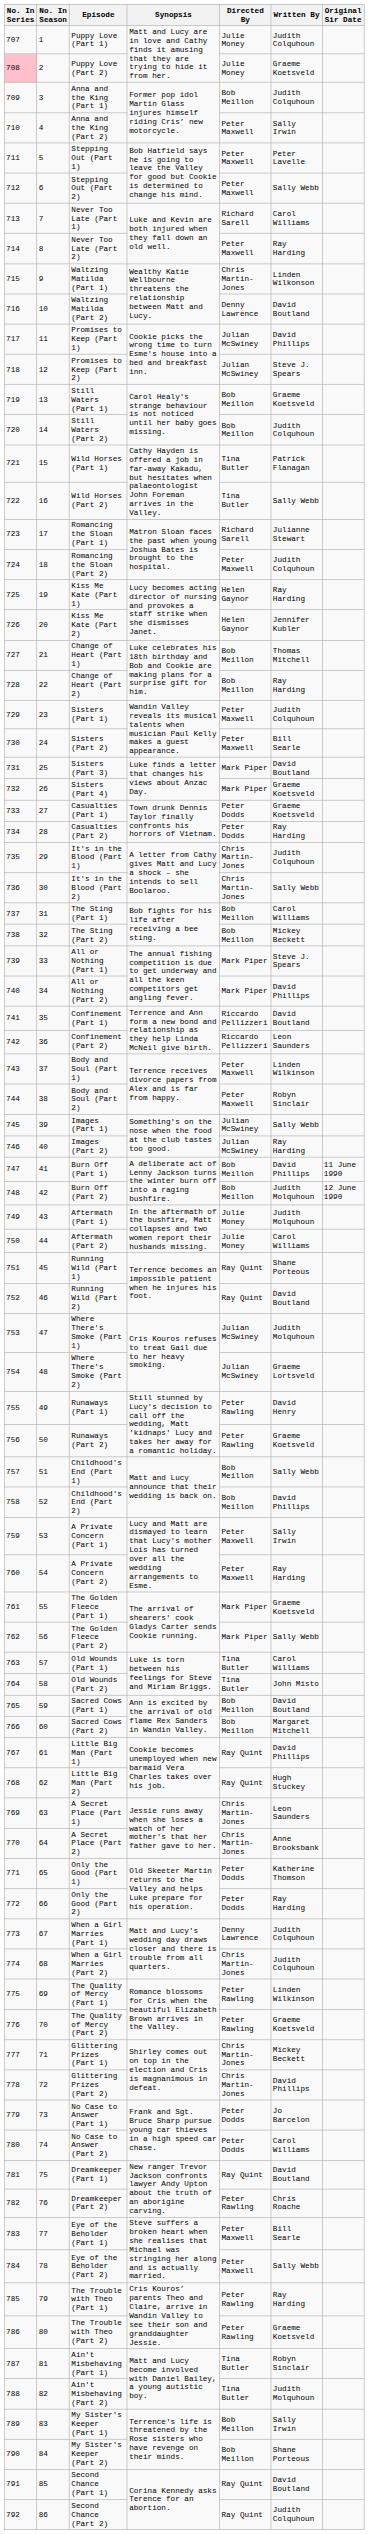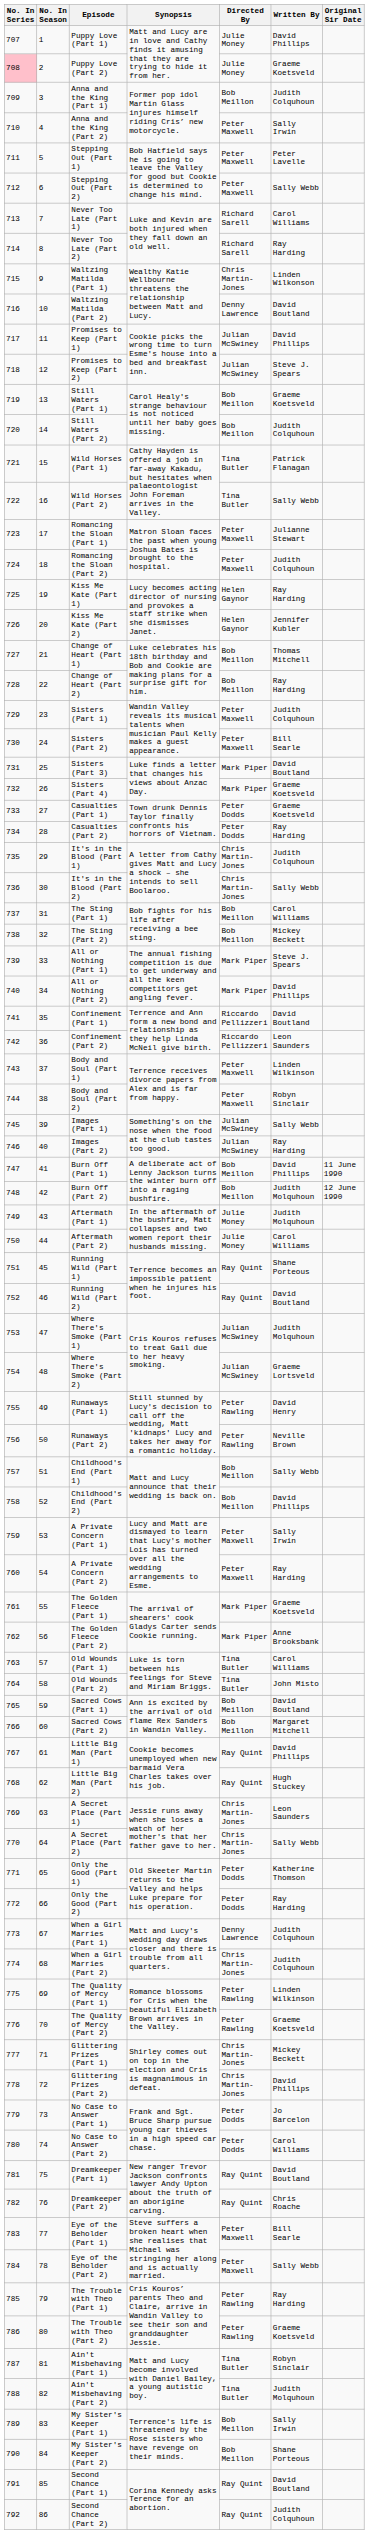(294, 40) Judith Colquhoun -> (291, 40) David Phillips
(238, 248) Peter Maxwell -> (238, 248) Richard Sarell
(238, 534) Richard Sarell -> (238, 534) Peter Maxwell
(294, 1441) Graeme Koetsveld -> (289, 1441) Neville Brown
(296, 1637) Sally Webb -> (296, 1637) Anne Brooksbank
(296, 1843) Anne Brooksbank -> (296, 1843) Sally Webb
(238, 2203) Peter Rawling -> (242, 2203) Ray Quint
